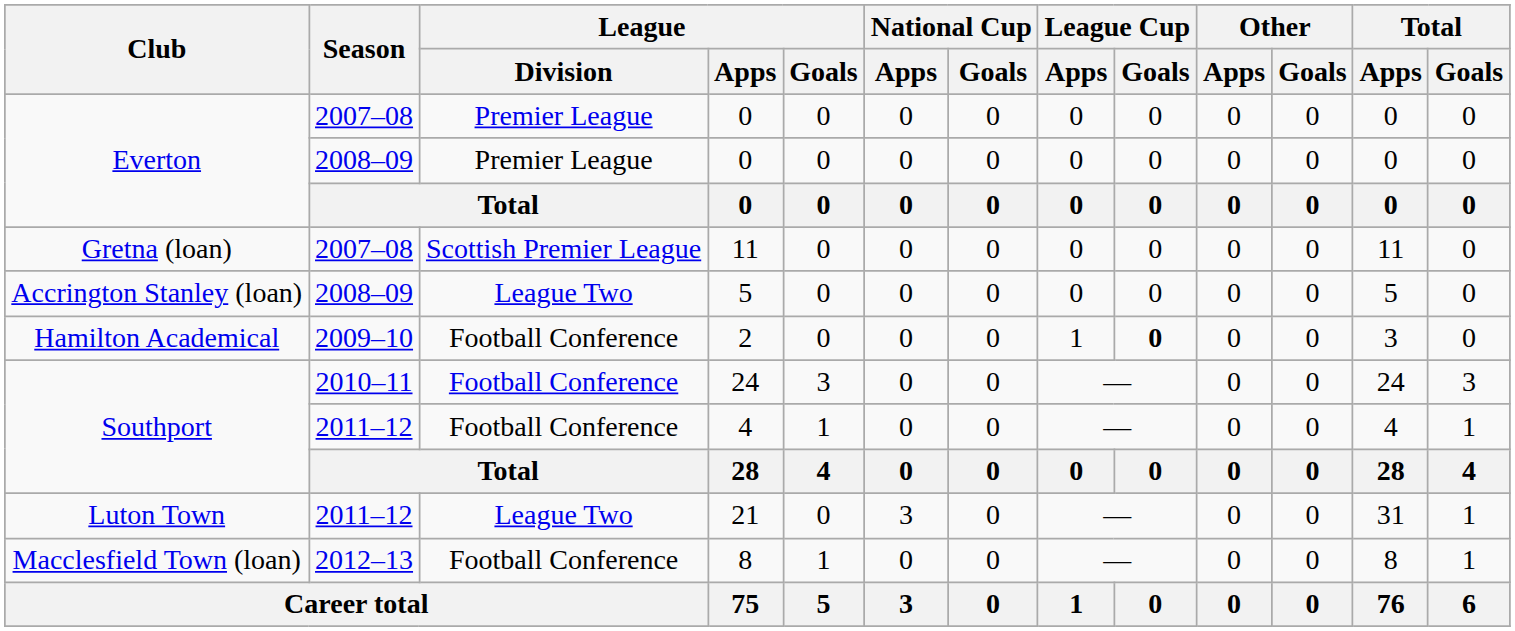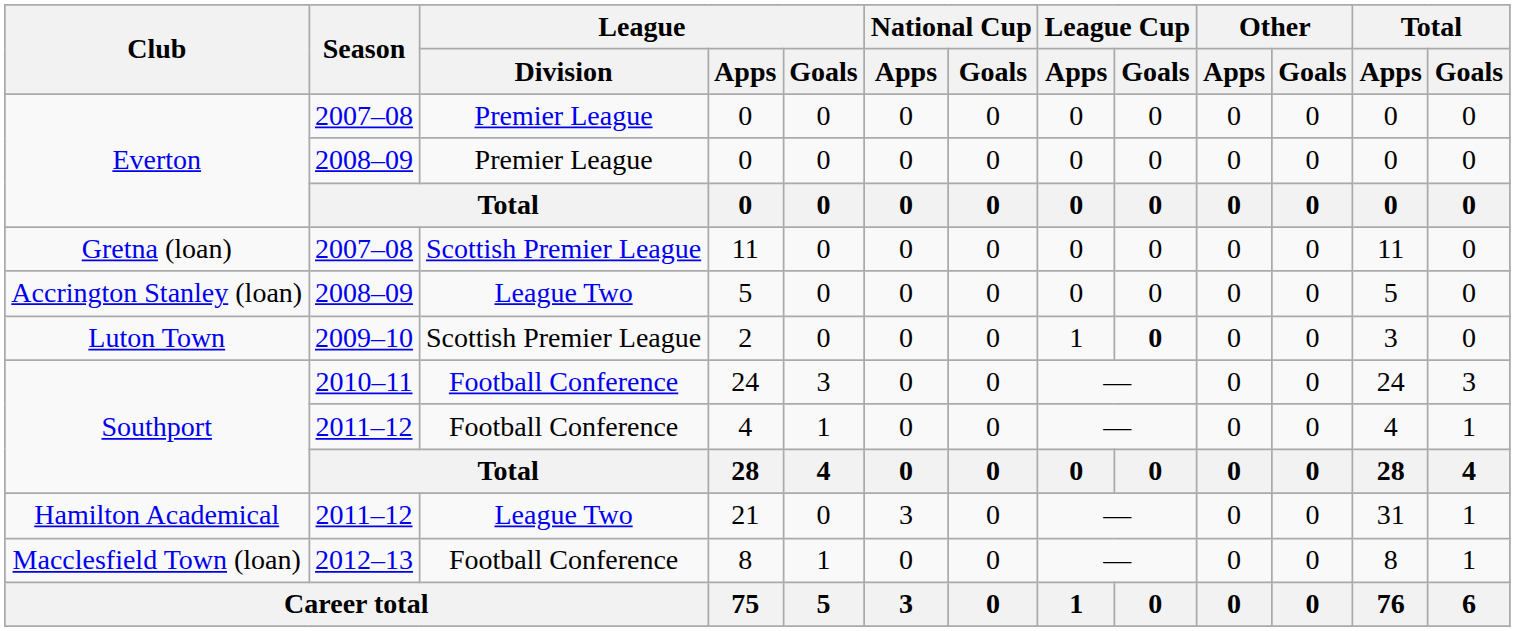(157, 337) Hamilton Academical -> (157, 337) Luton Town
(564, 337) Football Conference -> (564, 337) Scottish Premier League
(157, 515) Luton Town -> (157, 515) Hamilton Academical
